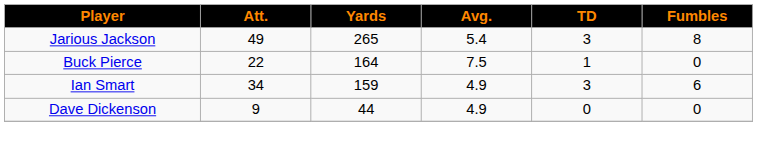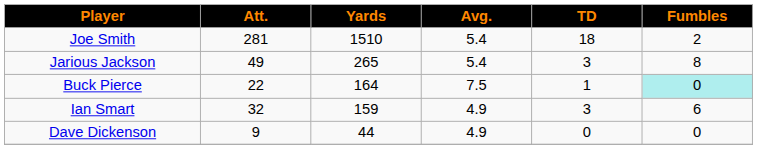+ row: (103, 39)
(697, 62) no background -> (697, 86) paleturquoise background
(256, 86) 34 -> (256, 109) 32
